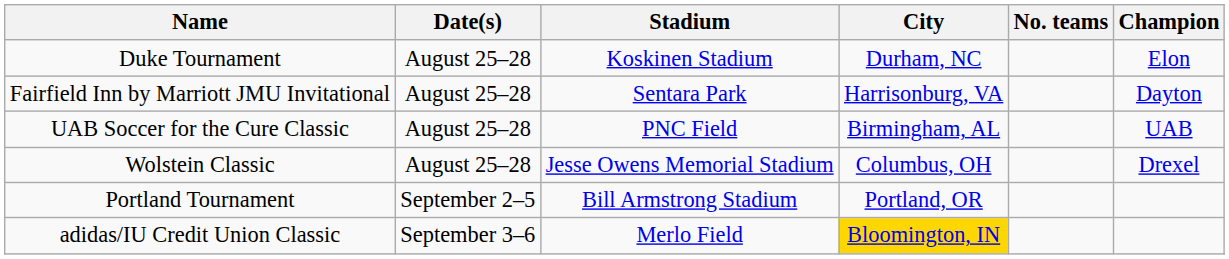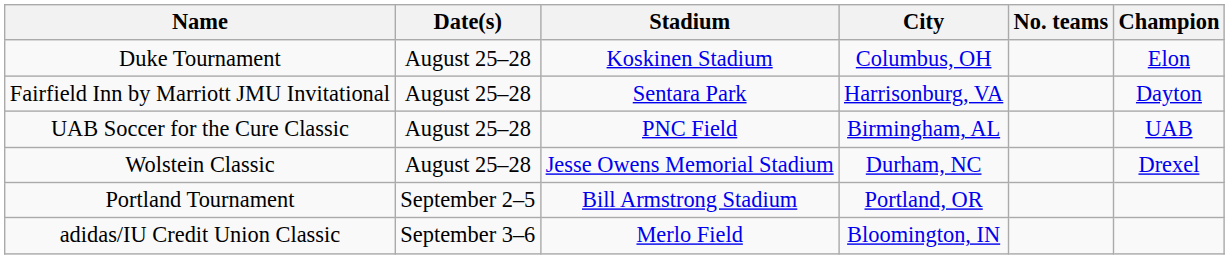(924, 57) Durham, NC -> (924, 57) Columbus, OH
(924, 164) Columbus, OH -> (924, 164) Durham, NC
(924, 235) gold background -> (924, 235) no background
